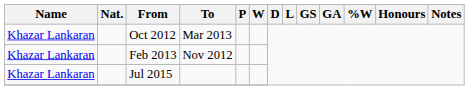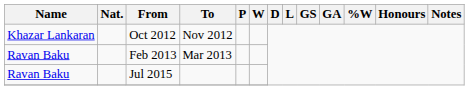(207, 34) Mar 2013 -> (207, 34) Nov 2012
(51, 54) Khazar Lankaran -> (38, 54) Ravan Baku
(207, 54) Nov 2012 -> (207, 54) Mar 2013
(51, 74) Khazar Lankaran -> (38, 74) Ravan Baku
